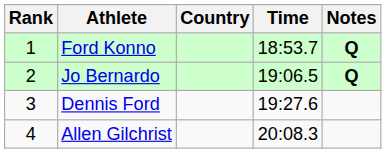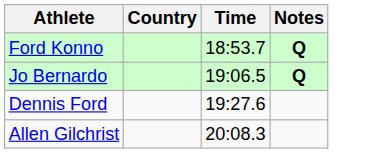- column: (31, 18)
